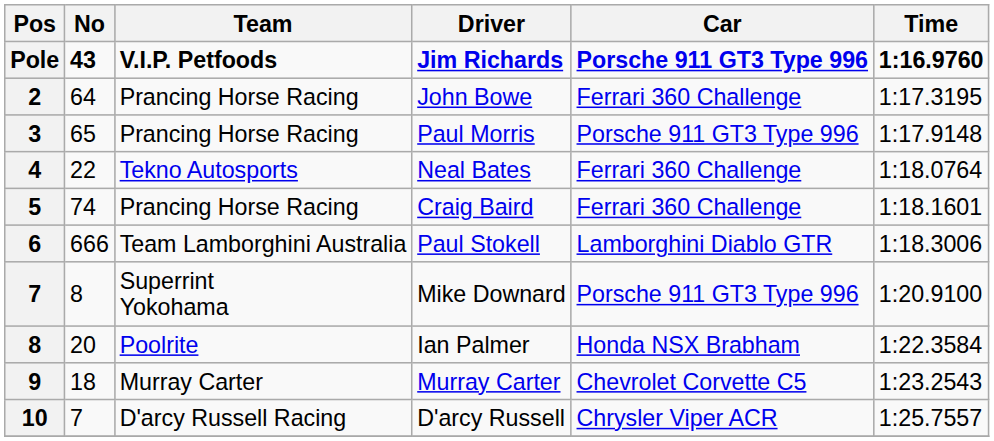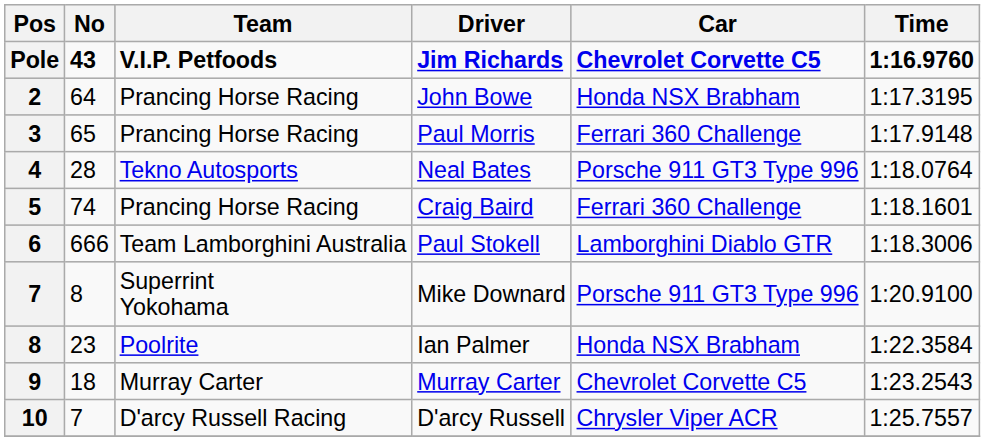(722, 60) Porsche 911 GT3 Type 996 -> (699, 60) Chevrolet Corvette C5
(689, 97) Ferrari 360 Challenge -> (688, 97) Honda NSX Brabham
(718, 134) Porsche 911 GT3 Type 996 -> (689, 134) Ferrari 360 Challenge
(83, 171) 22 -> (83, 171) 28
(689, 171) Ferrari 360 Challenge -> (718, 171) Porsche 911 GT3 Type 996
(83, 344) 20 -> (83, 344) 23
